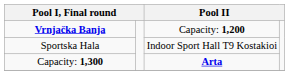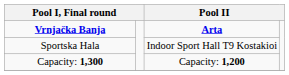(212, 29) Capacity: 1,200 -> (212, 29) Arta
(212, 62) Arta -> (212, 62) Capacity: 1,200
